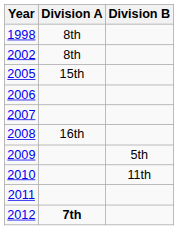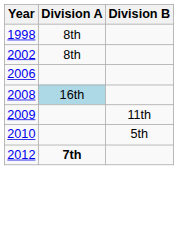- row: (21, 74)
- row: (21, 114)
(72, 134) no background -> (72, 94) lightblue background
(139, 154) 5th -> (139, 114) 11th
(139, 174) 11th -> (139, 134) 5th
- row: (21, 194)
